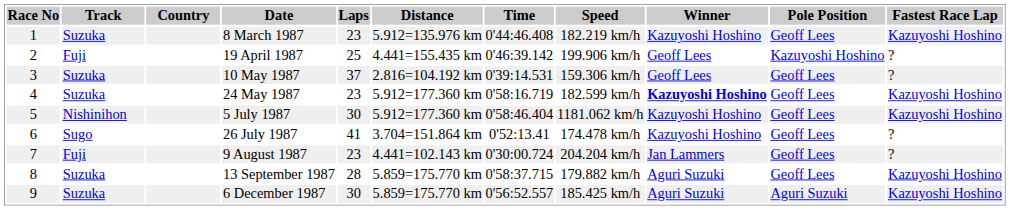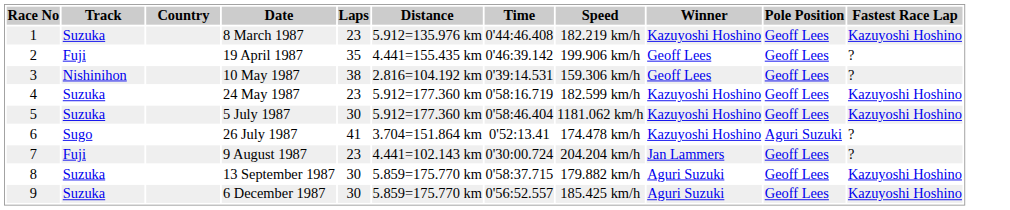(354, 55) 25 -> (354, 55) 35
(827, 55) Kazuyoshi Hoshino -> (797, 55) Geoff Lees
(84, 75) Suzuka -> (95, 75) Nishinihon
(354, 75) 37 -> (354, 75) 38
(707, 94) bold -> (704, 94) normal
(95, 114) Nishinihon -> (84, 114) Suzuka
(802, 134) Geoff Lees -> (803, 134) Aguri Suzuki
(354, 174) 28 -> (354, 174) 30
(809, 193) Aguri Suzuki -> (797, 193) Geoff Lees
